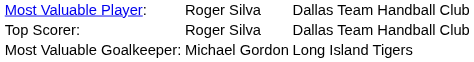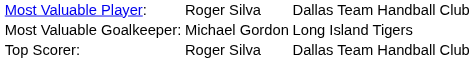rows swapped: (93, 50) <-> (42, 30)
